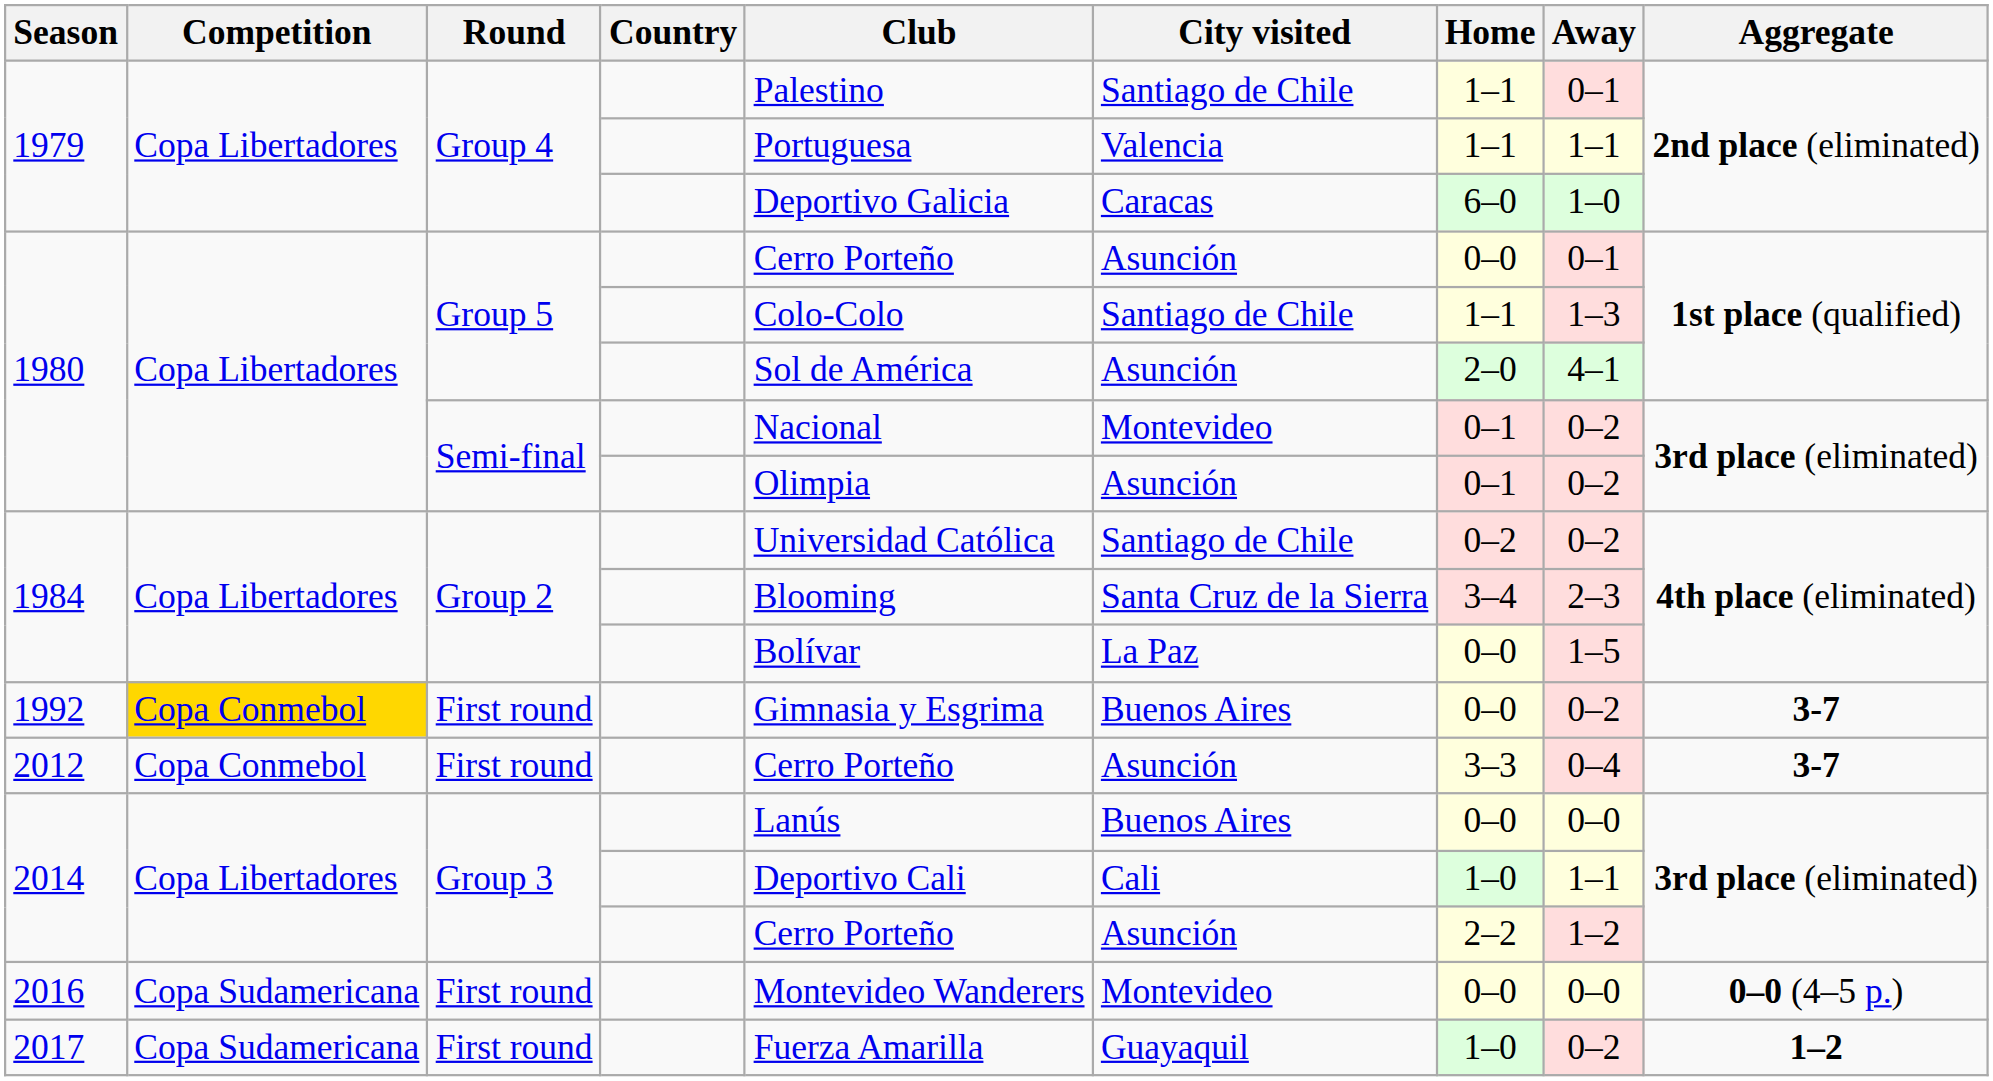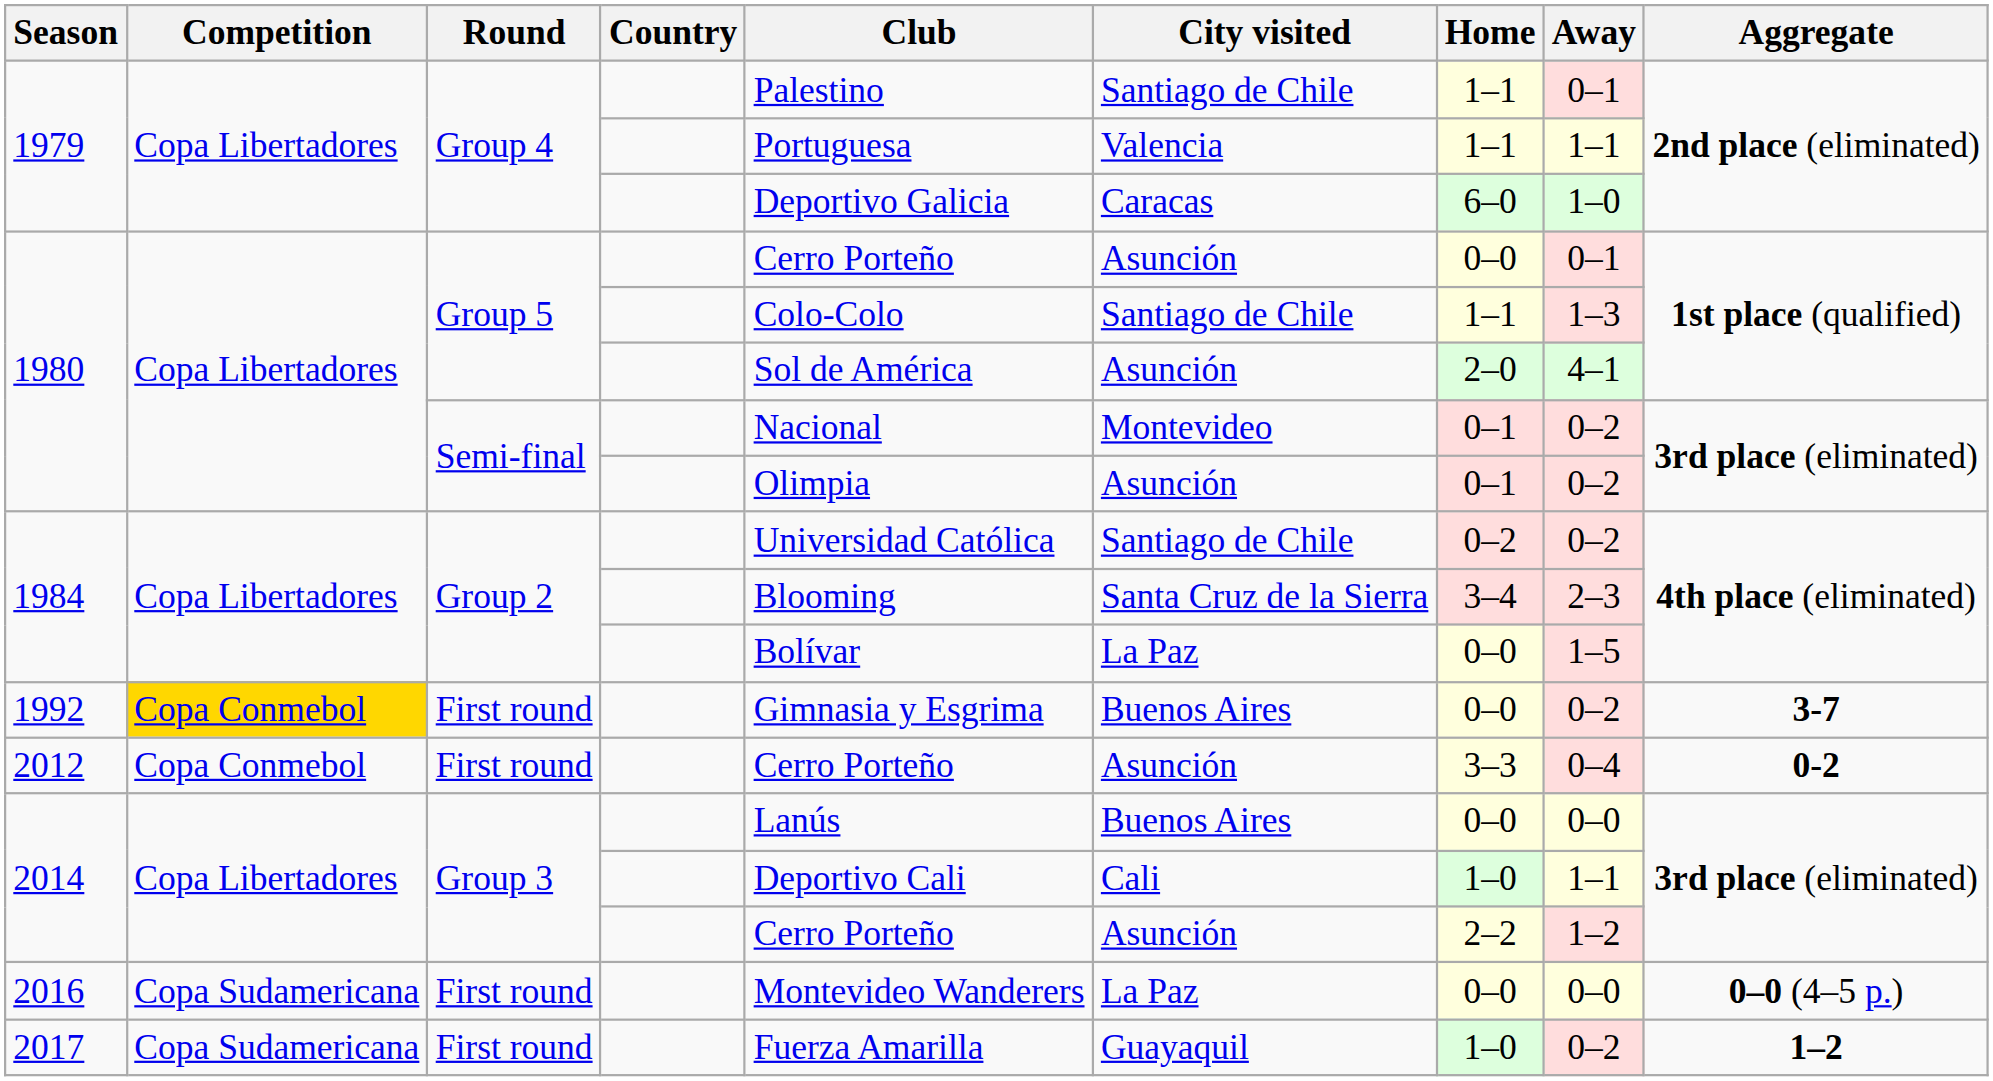(1816, 764) 3-7 -> (1816, 764) 0-2
(1187, 990) Montevideo -> (1150, 990) La Paz
